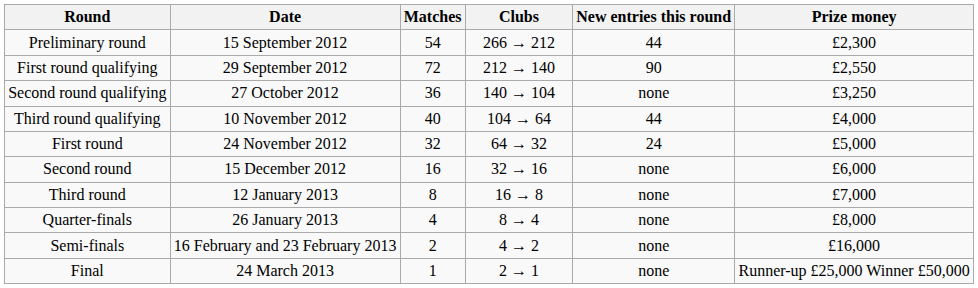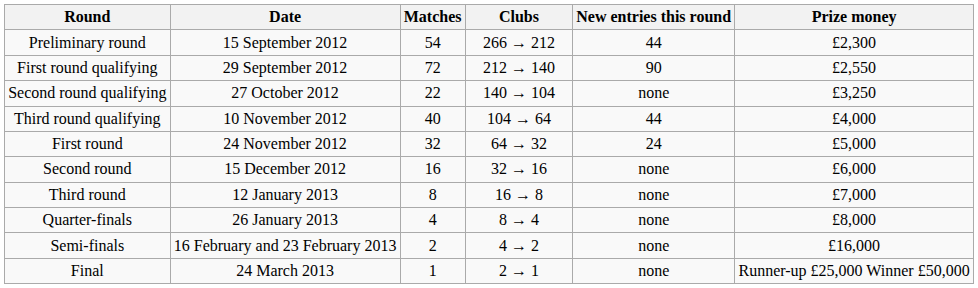(433, 93) 36 -> (433, 93) 22
